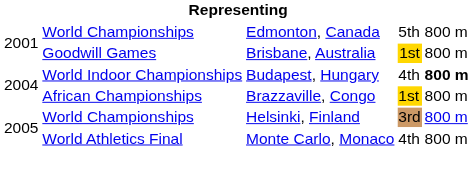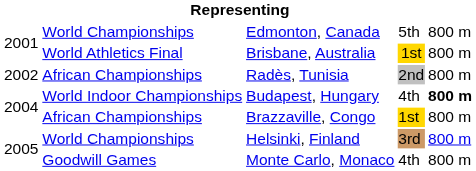(99, 53) Goodwill Games -> (112, 53) World Athletics Final
+ row: (297, 74)
(112, 138) World Athletics Final -> (99, 160) Goodwill Games
